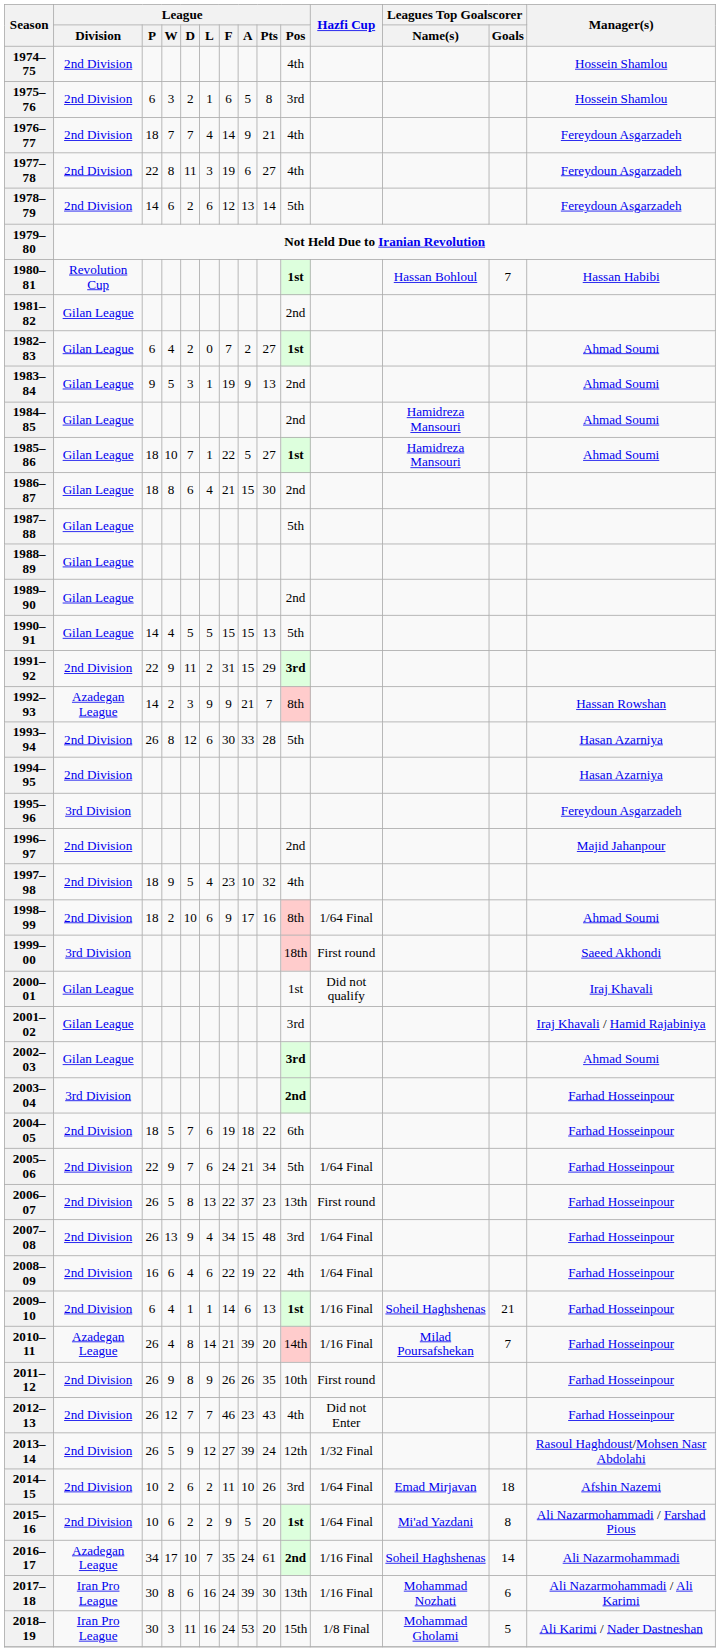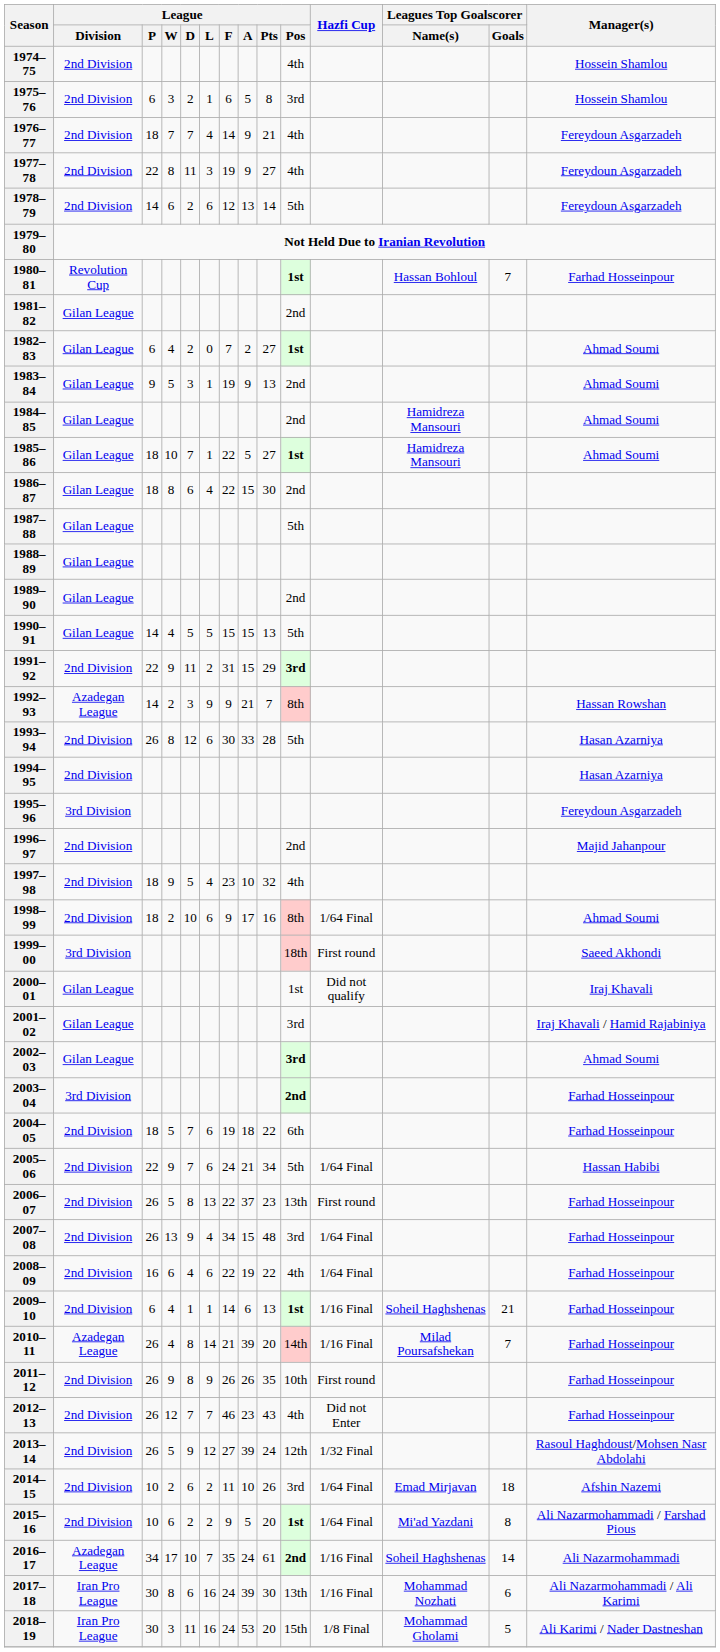(248, 170) 6 -> (248, 170) 9
(621, 277) Hassan Habibi -> (621, 277) Farhad Hosseinpour
(229, 490) 21 -> (229, 490) 22
(621, 1166) Farhad Hosseinpour -> (621, 1166) Hassan Habibi
